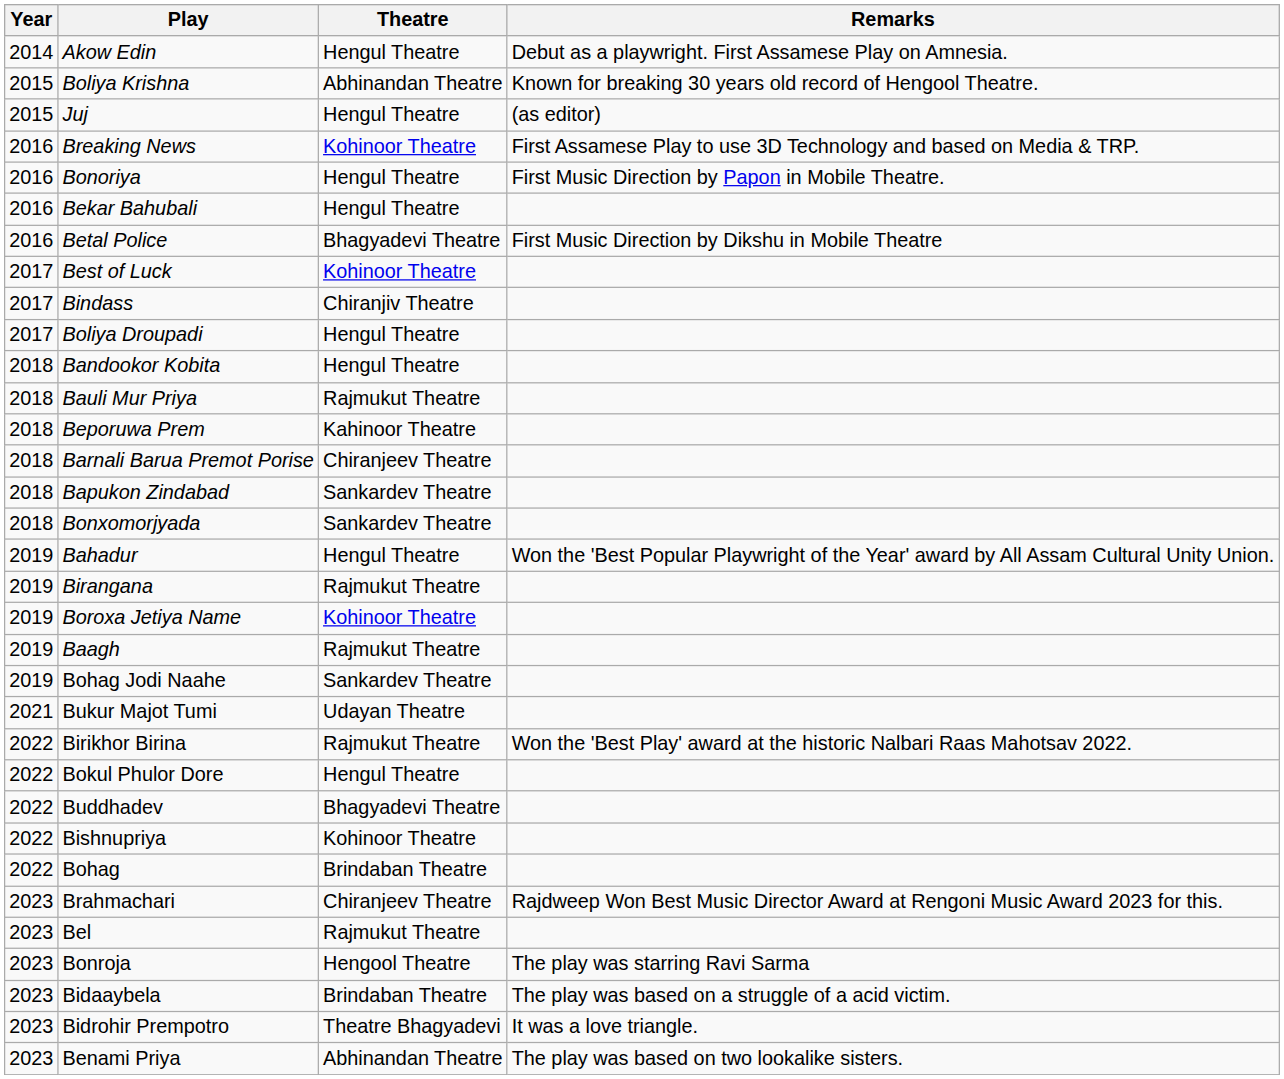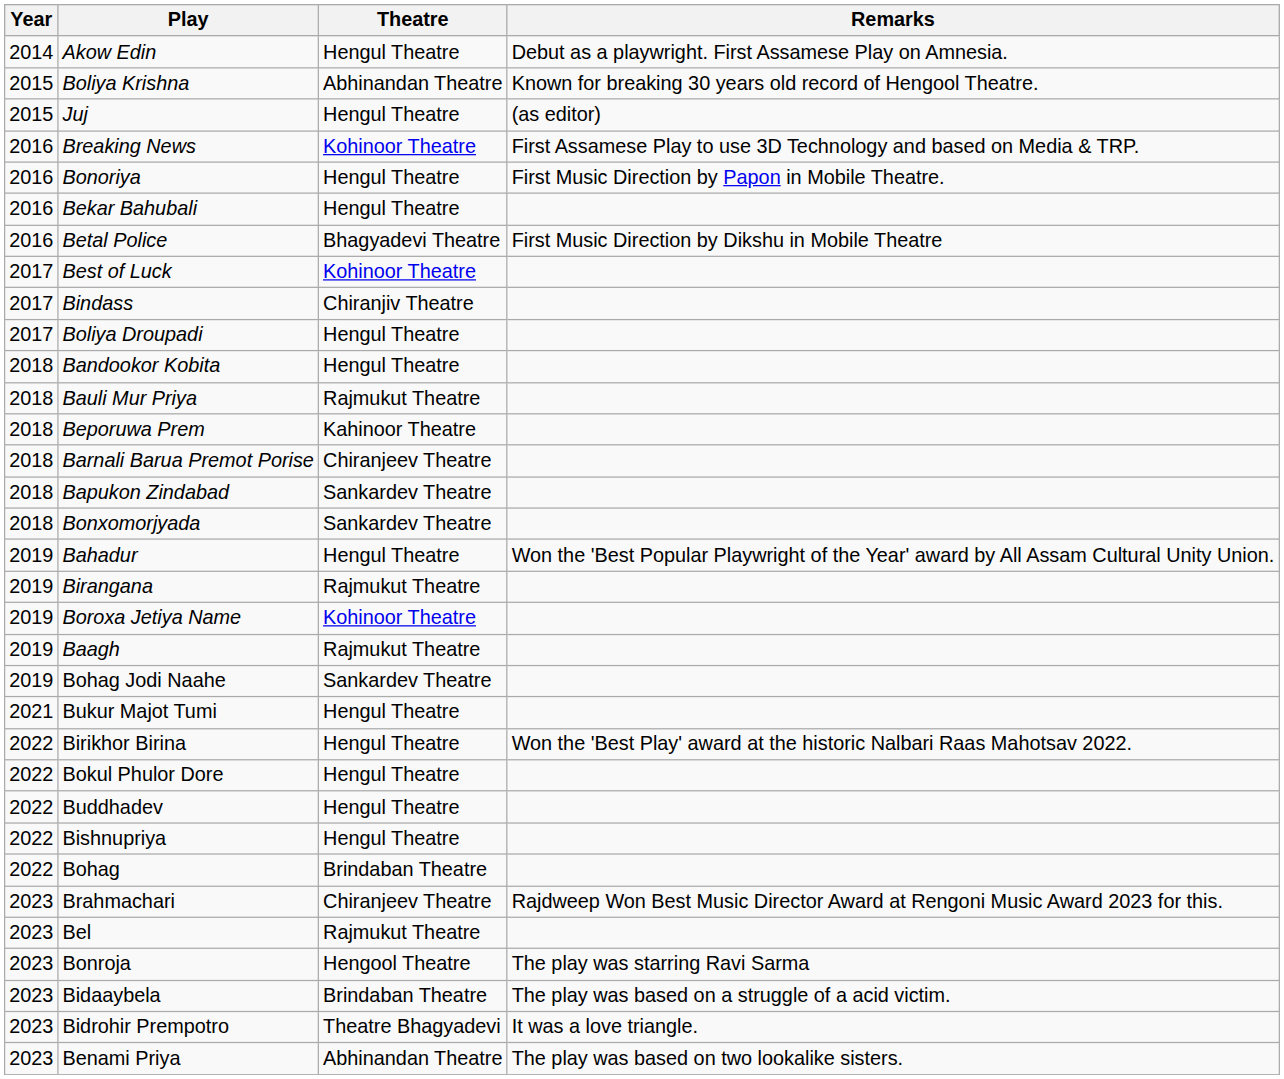(394, 712) Udayan Theatre -> (391, 712) Hengul Theatre
(402, 743) Rajmukut Theatre -> (391, 743) Hengul Theatre
(412, 806) Bhagyadevi Theatre -> (391, 806) Hengul Theatre
(400, 838) Kohinoor Theatre -> (391, 838) Hengul Theatre
